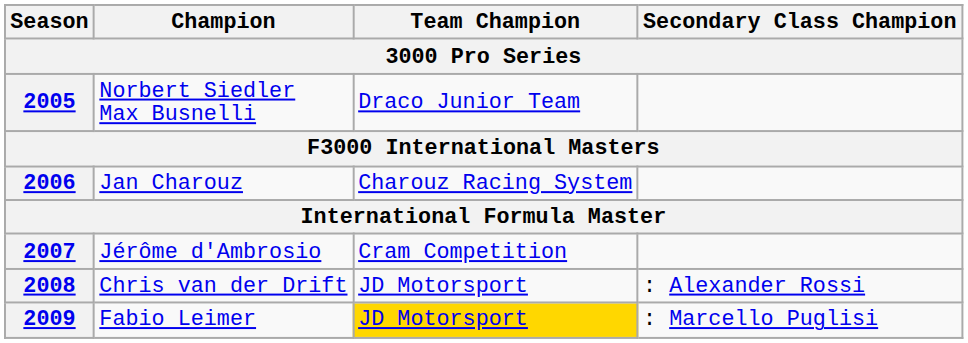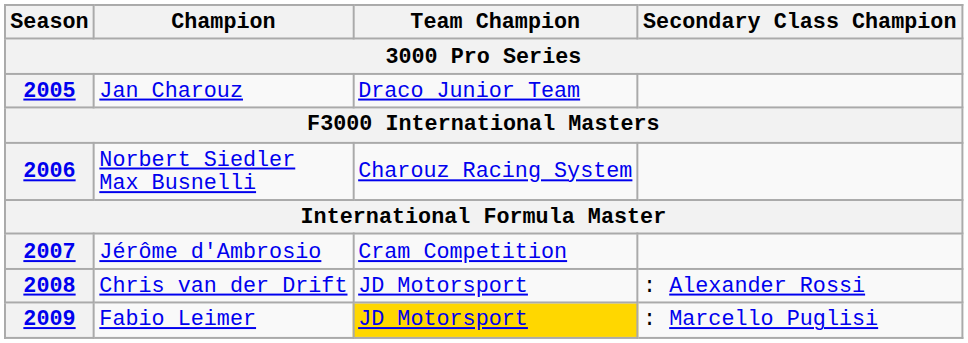(197, 103) Norbert Siedler Max Busnelli -> (171, 91) Jan Charouz
(171, 183) Jan Charouz -> (197, 171) Norbert Siedler Max Busnelli
